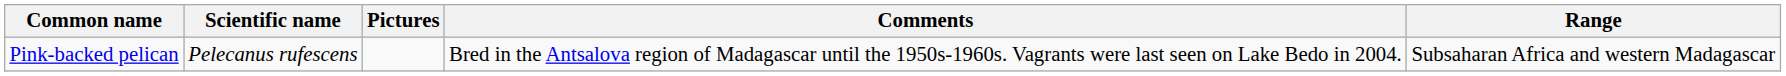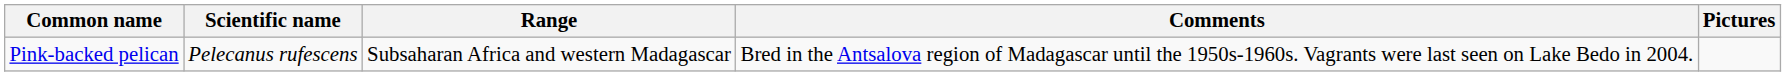columns swapped: (1593, 20) <-> (403, 20)
